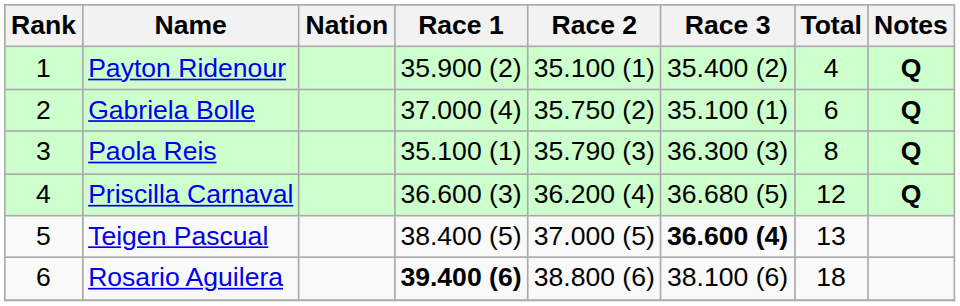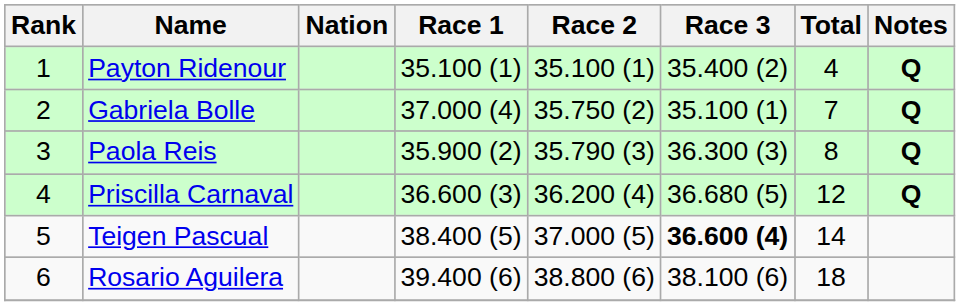(461, 67) 35.900 (2) -> (461, 67) 35.100 (1)
(831, 109) 6 -> (831, 109) 7
(461, 151) 35.100 (1) -> (461, 151) 35.900 (2)
(831, 236) 13 -> (831, 236) 14
(461, 278) bold -> (461, 278) normal
